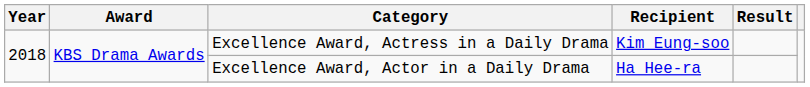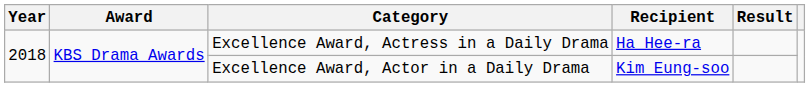(673, 43) Kim Eung-soo -> (659, 43) Ha Hee-ra
(659, 69) Ha Hee-ra -> (673, 69) Kim Eung-soo
